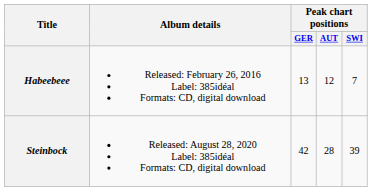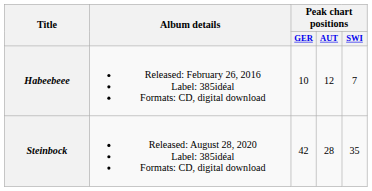(304, 81) 13 -> (304, 81) 10
(354, 151) 39 -> (354, 151) 35
